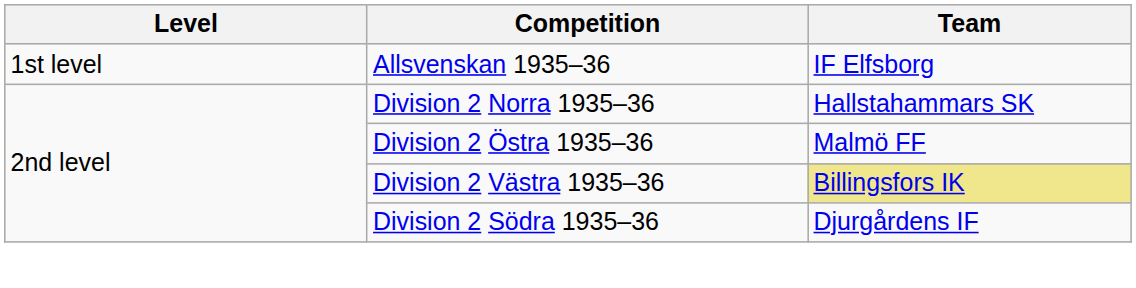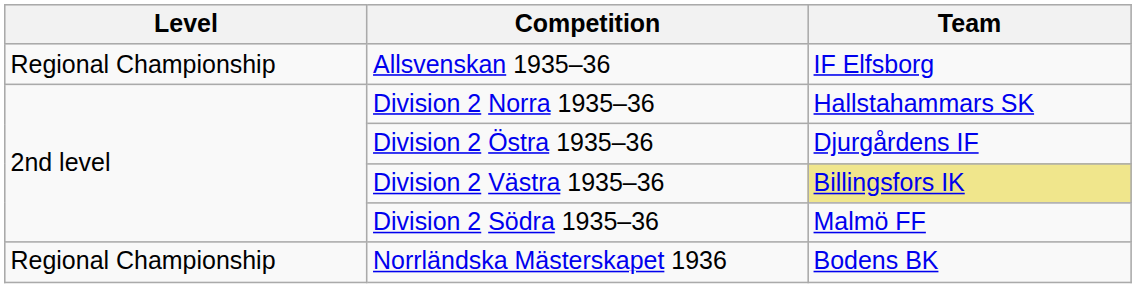(56, 63) 1st level -> (143, 63) Regional Championship
(870, 143) Malmö FF -> (896, 143) Djurgårdens IF
(896, 222) Djurgårdens IF -> (870, 222) Malmö FF
+ row: (550, 261)
